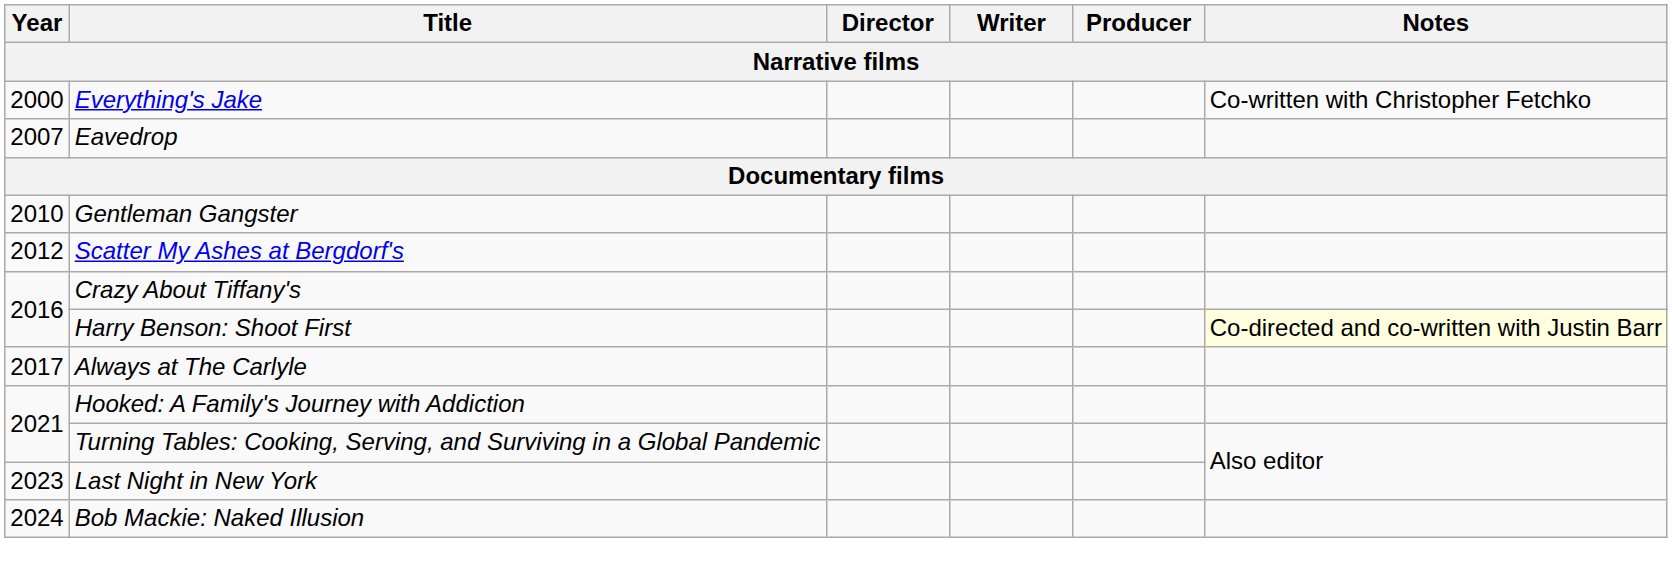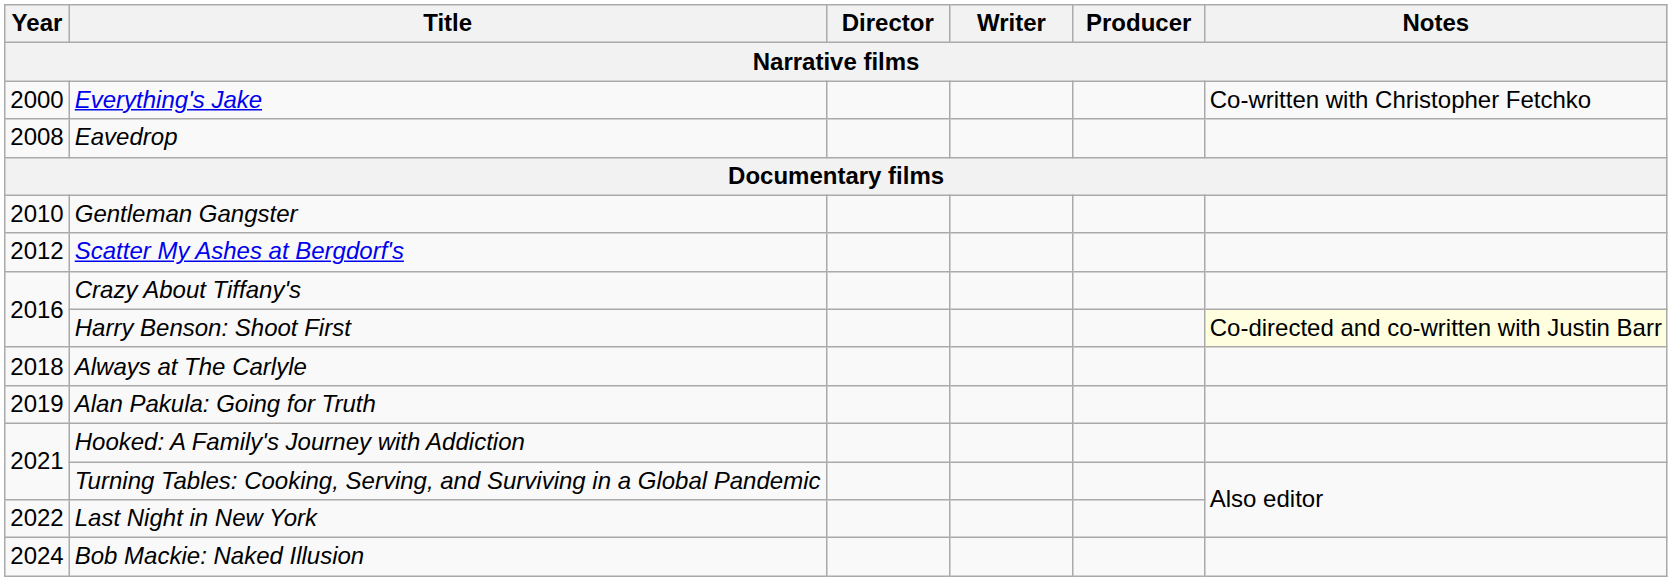(37, 137) 2007 -> (37, 137) 2008
(37, 366) 2017 -> (37, 366) 2018
+ row: (225, 404)
(37, 480) 2023 -> (37, 518) 2022
